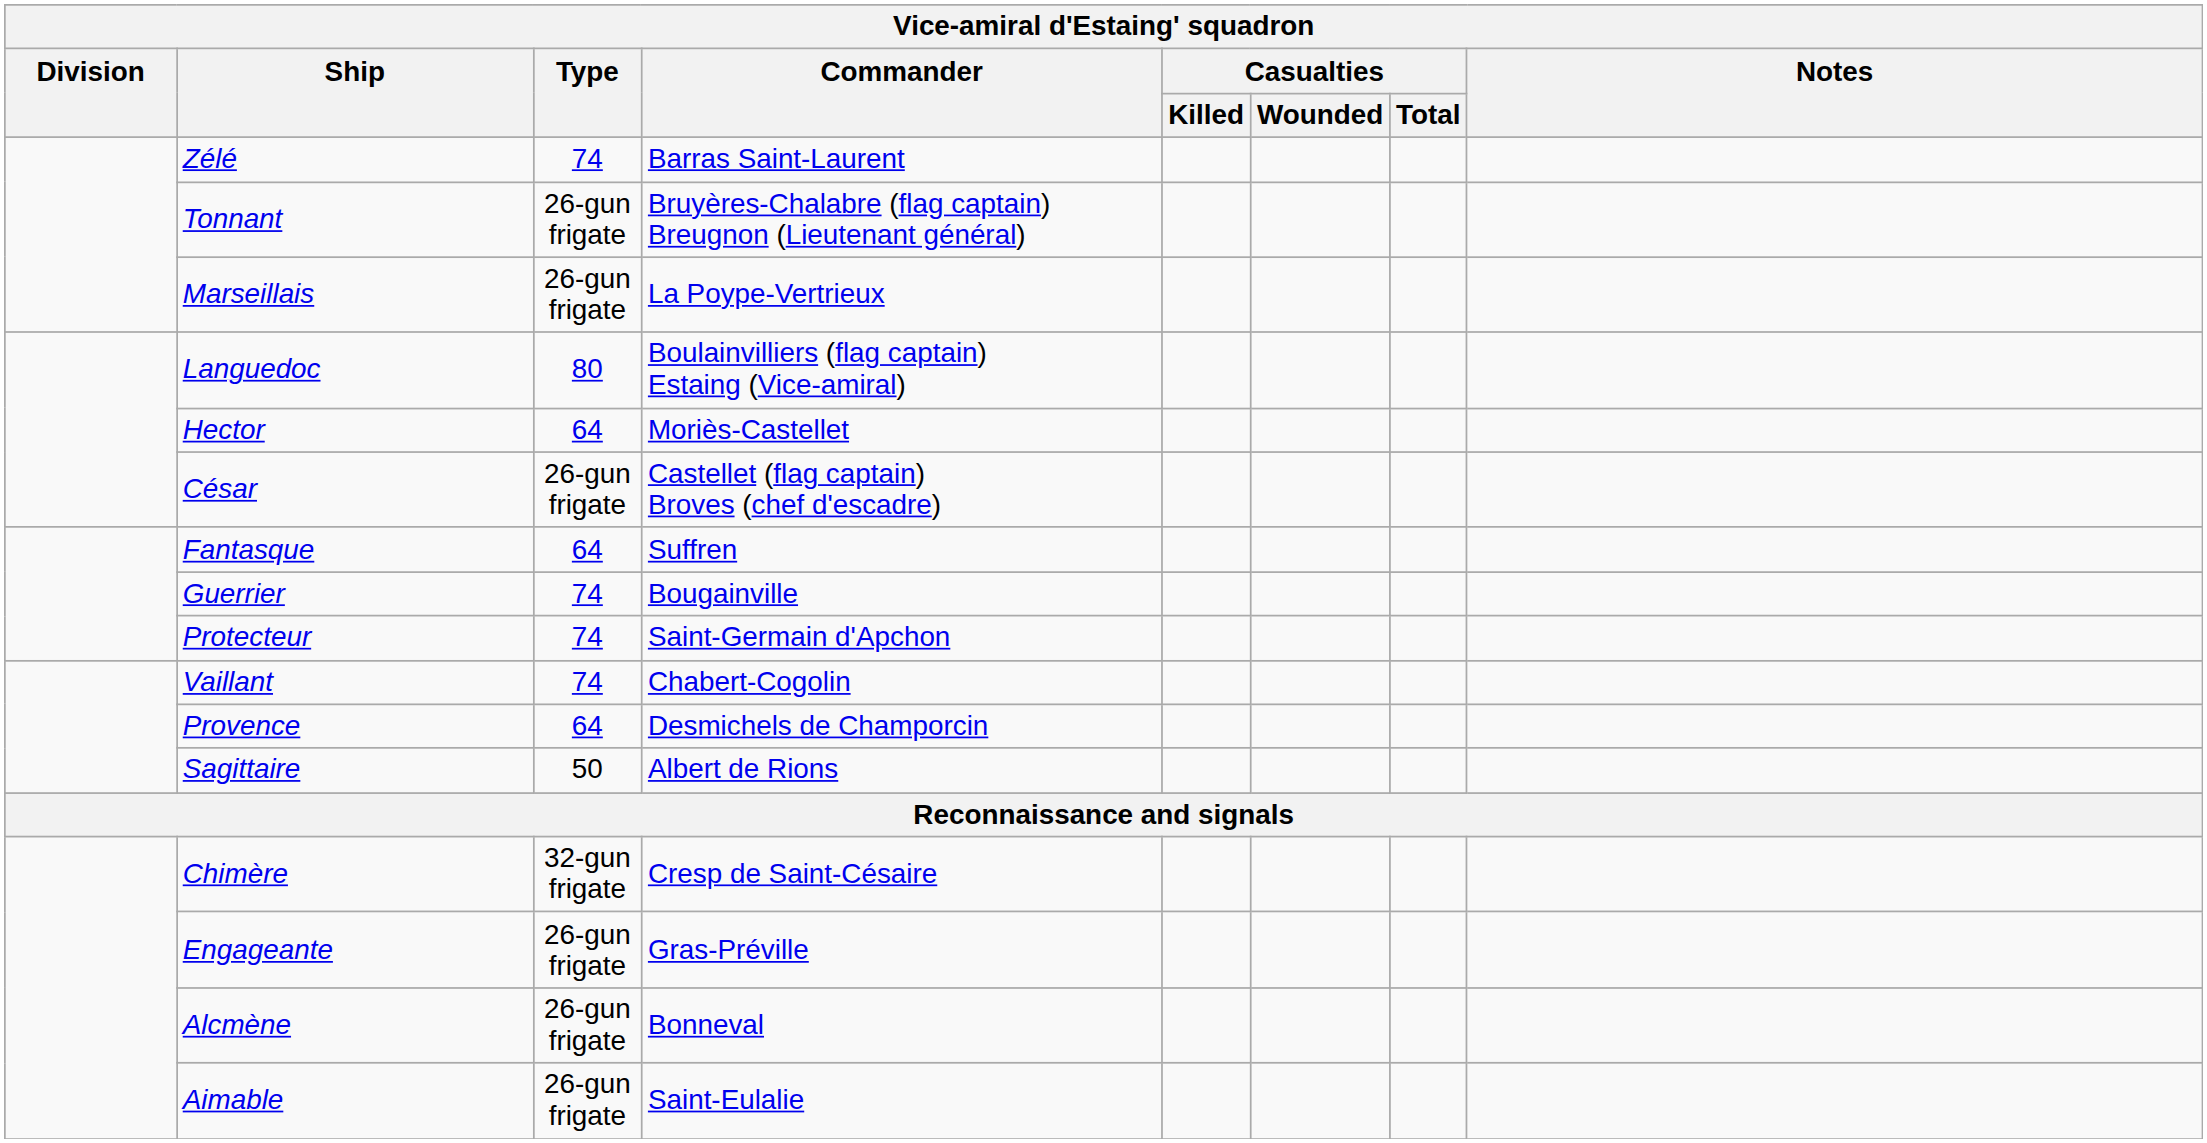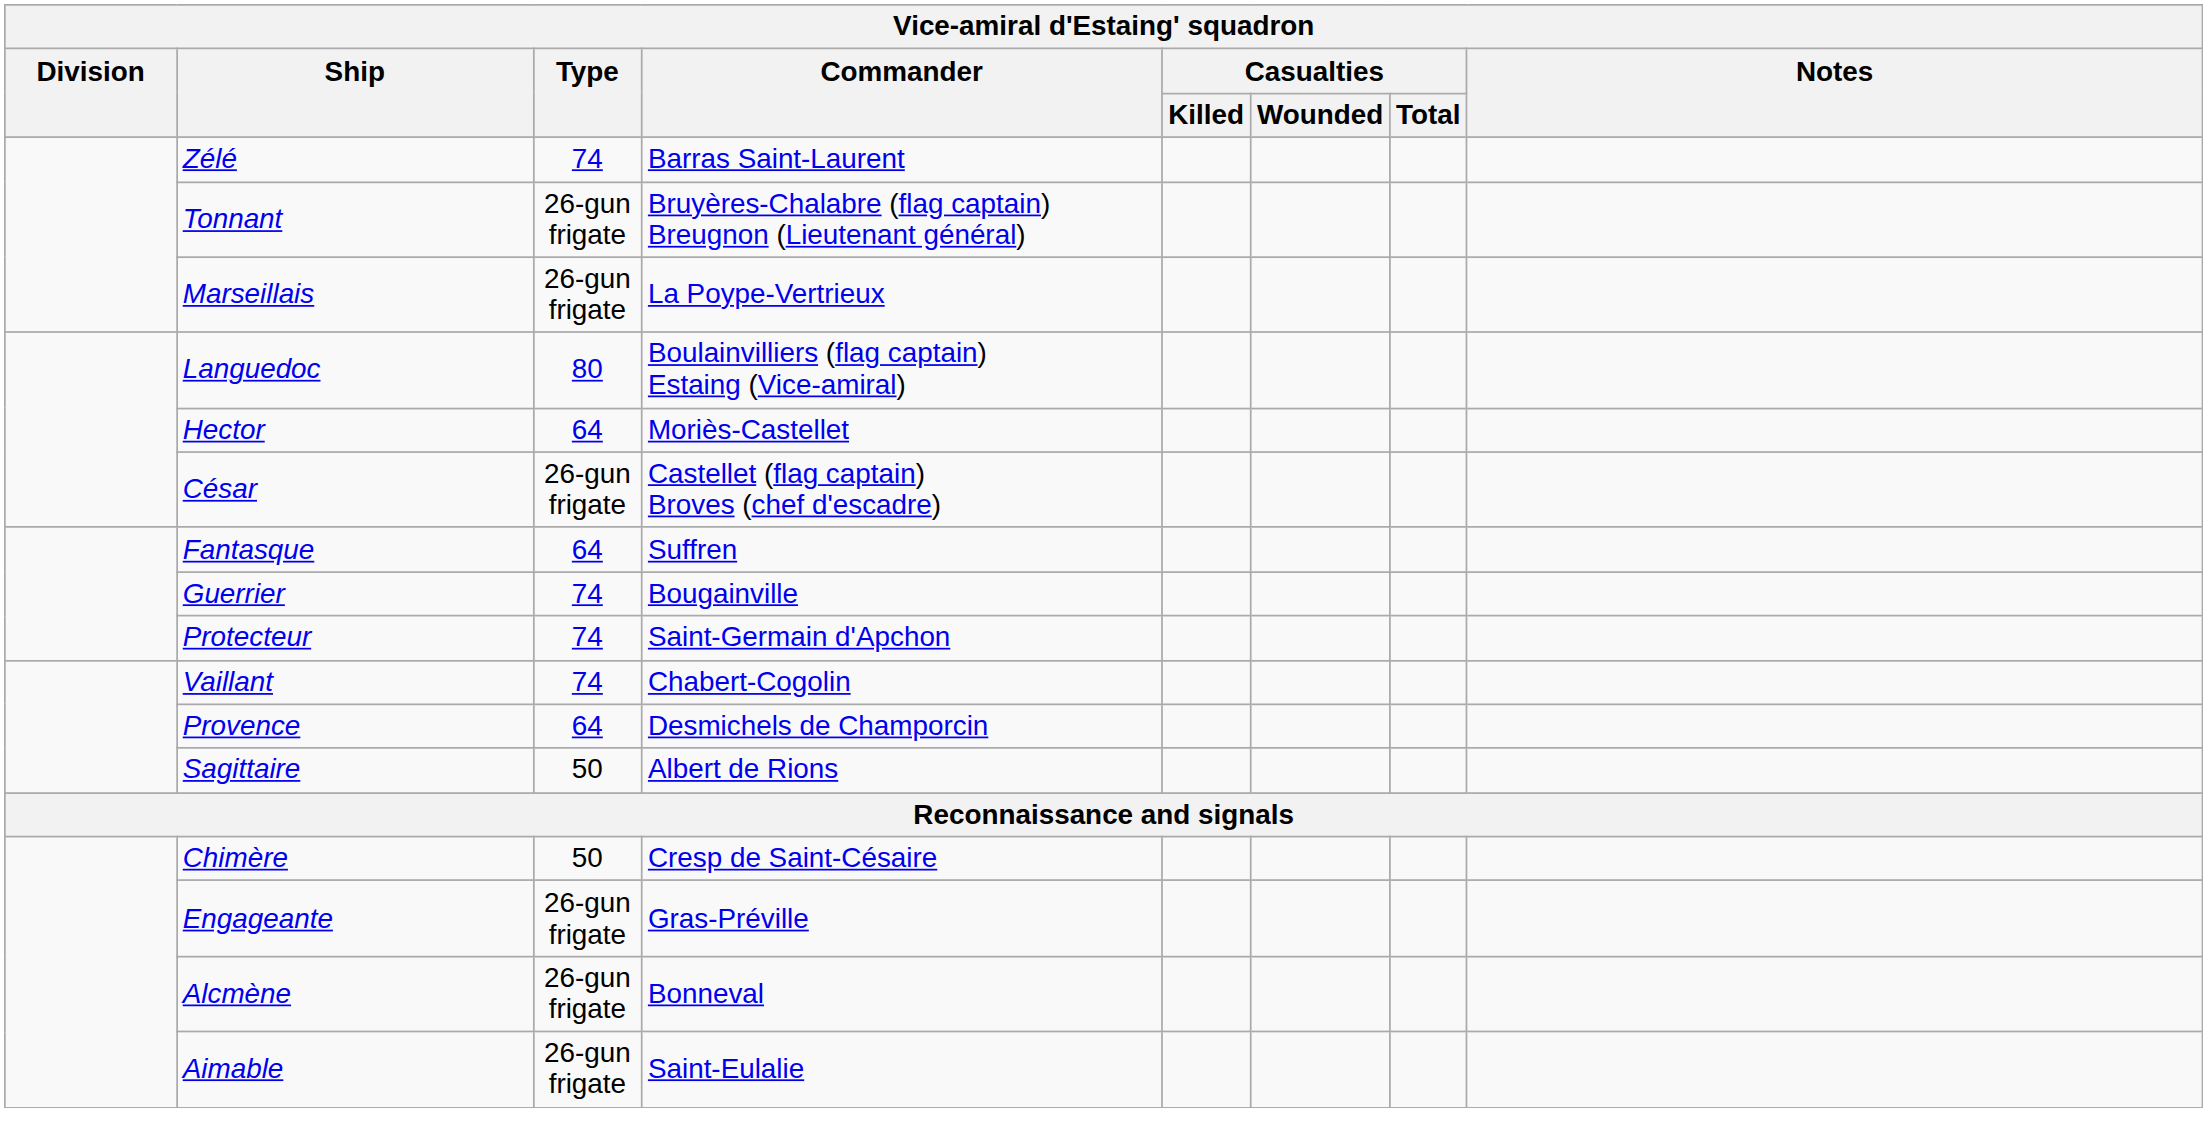(587, 873) 32-gun frigate -> (587, 858) 50
